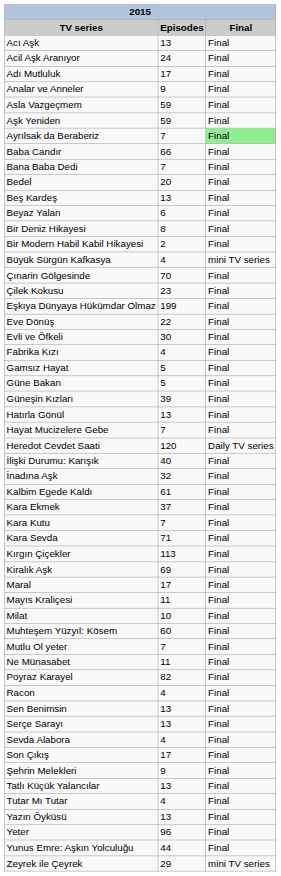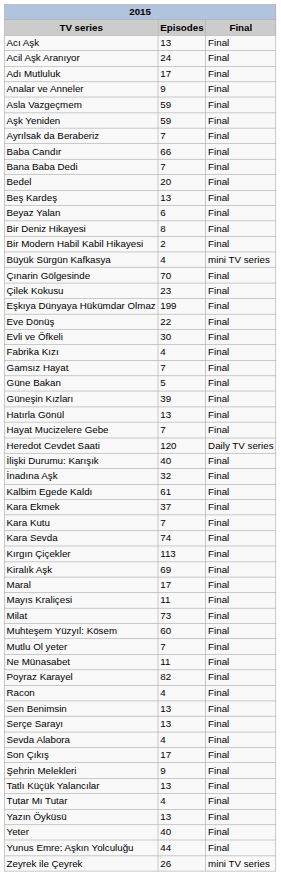(219, 136) lightgreen background -> (219, 136) no background
(163, 368) 5 -> (163, 368) 7
(166, 538) 71 -> (166, 538) 74
(166, 615) 10 -> (166, 615) 73
(166, 832) 96 -> (166, 832) 40
(166, 863) 29 -> (166, 863) 26
